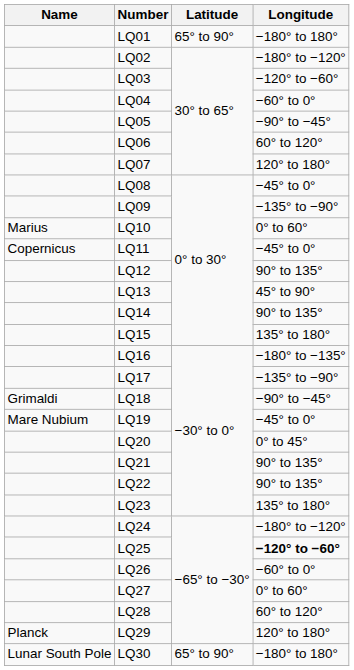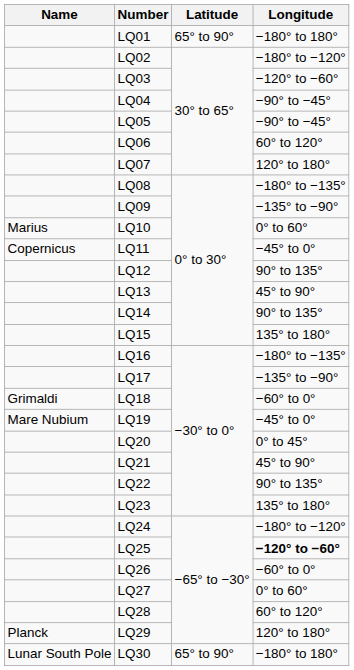(286, 100) −60° to 0° -> (293, 100) −90° to −45°
(286, 185) −45° to 0° -> (301, 185) −180° to −135°
(293, 398) −90° to −45° -> (286, 398) −60° to 0°
(289, 462) 90° to 135° -> (285, 462) 45° to 90°
